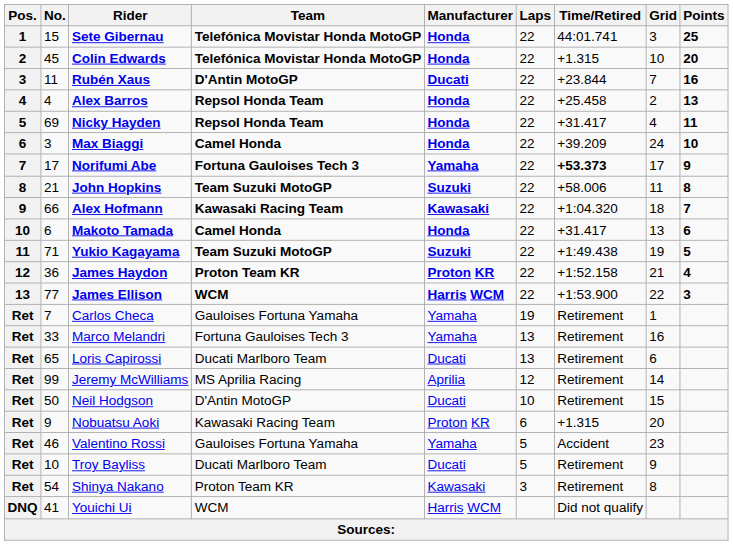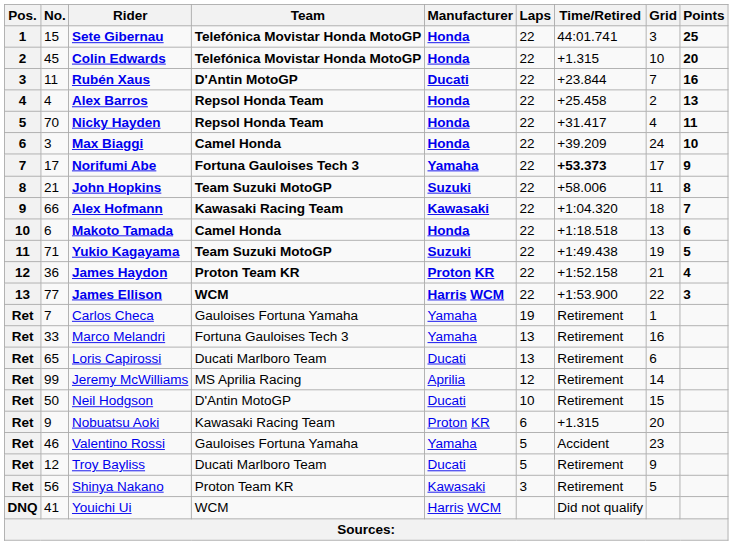(51, 122) 69 -> (51, 122) 70
(582, 229) +31.417 -> (588, 229) +1:18.518
(51, 465) 10 -> (51, 465) 12
(51, 486) 54 -> (51, 486) 56
(653, 486) 8 -> (653, 486) 5
